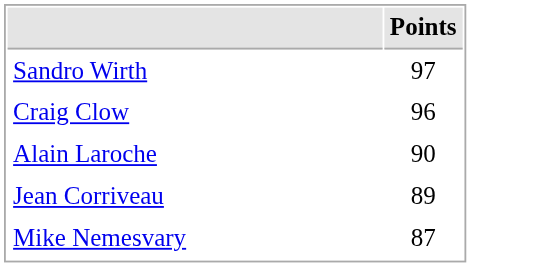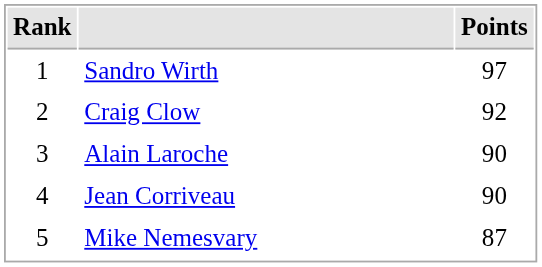+ column: (42, 27)
(423, 112) 96 -> (494, 112) 92
(423, 196) 89 -> (494, 196) 90
